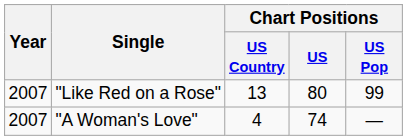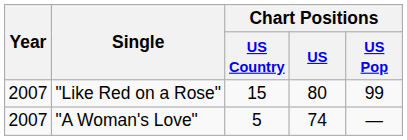(257, 93) 13 -> (257, 93) 15
(257, 120) 4 -> (257, 120) 5
